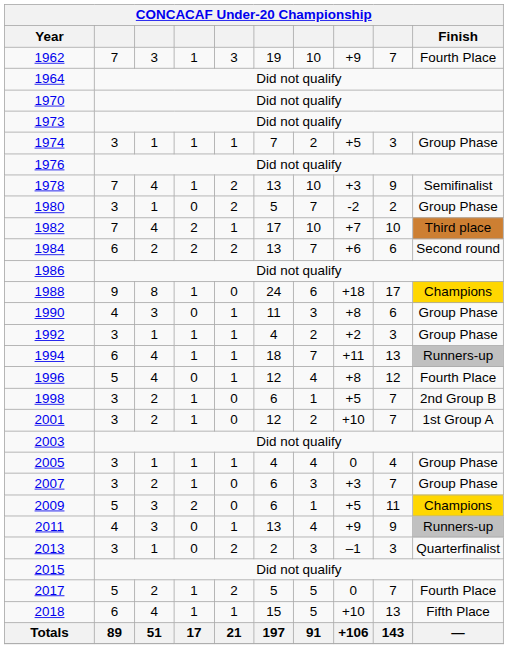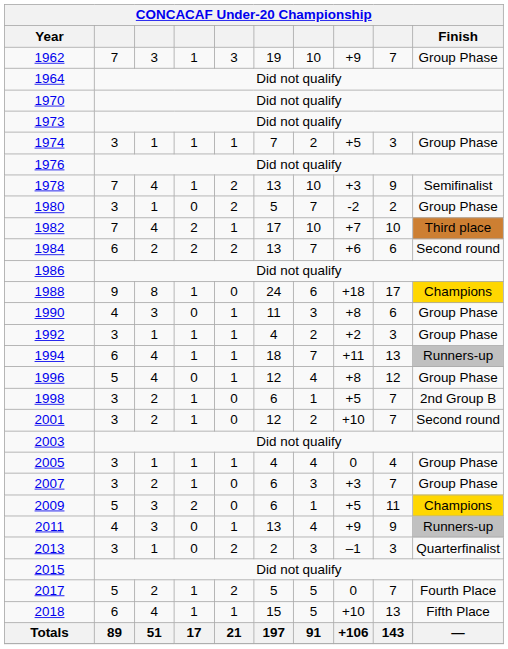(458, 57) Fourth Place -> (458, 57) Group Phase
(458, 377) Fourth Place -> (458, 377) Group Phase
(458, 420) 1st Group A -> (458, 420) Second round
